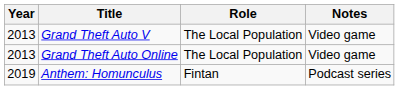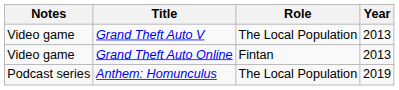columns swapped: (21, 14) <-> (350, 14)
(243, 54) The Local Population -> (256, 54) Fintan
(201, 74) Fintan -> (298, 74) The Local Population
